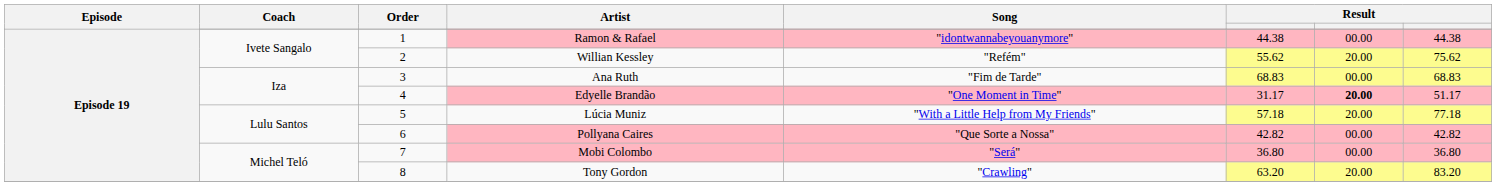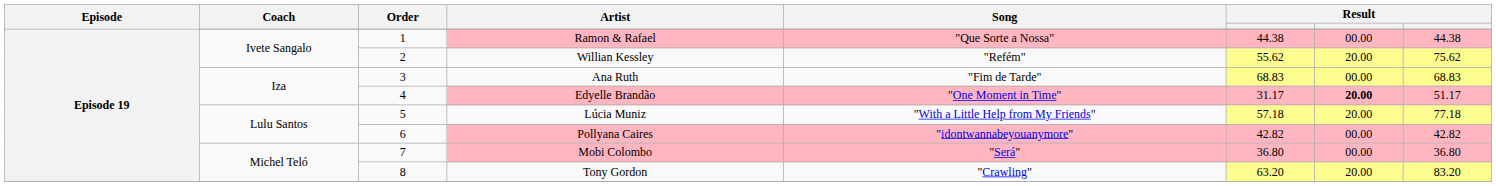(1005, 38) "idontwannabeyouanymore" -> (1005, 38) "Que Sorte a Nossa"
(1005, 133) "Que Sorte a Nossa" -> (1005, 133) "idontwannabeyouanymore"
